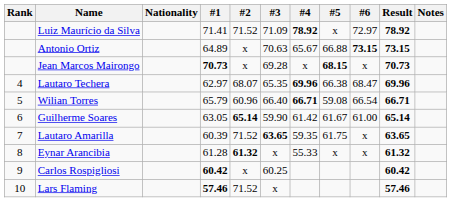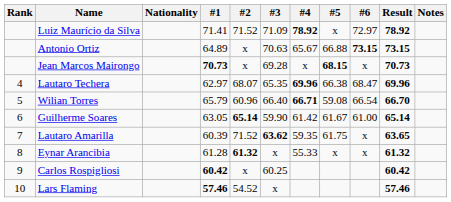(397, 100) 66.71 -> (397, 100) 66.70
(275, 135) 63.65 -> (275, 135) 63.62
(245, 188) 71.52 -> (245, 188) 54.52
